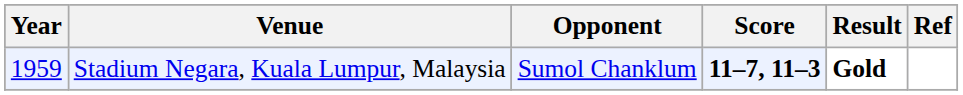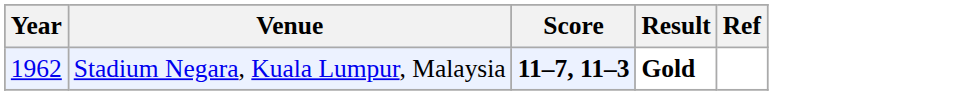- column: (607, 25)
(36, 67) 1959 -> (36, 67) 1962
